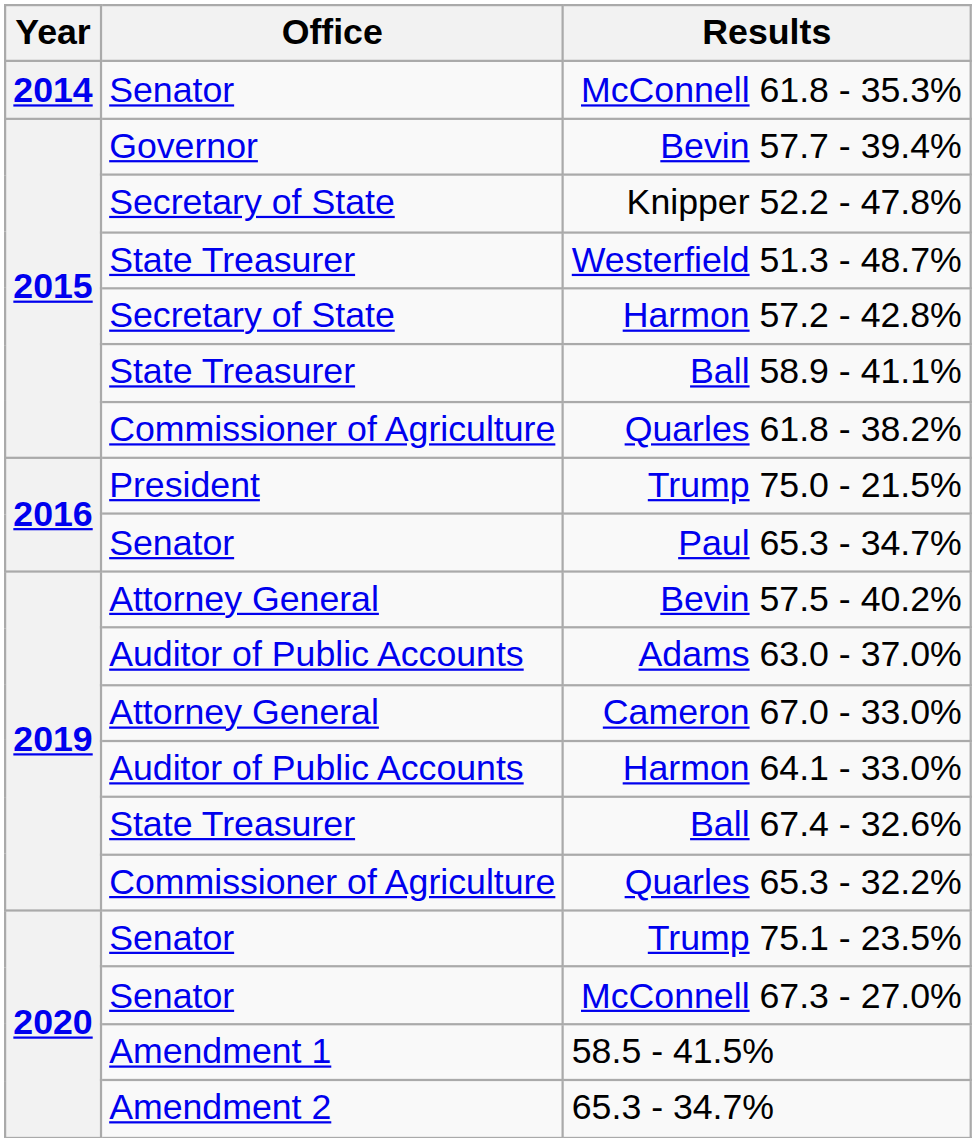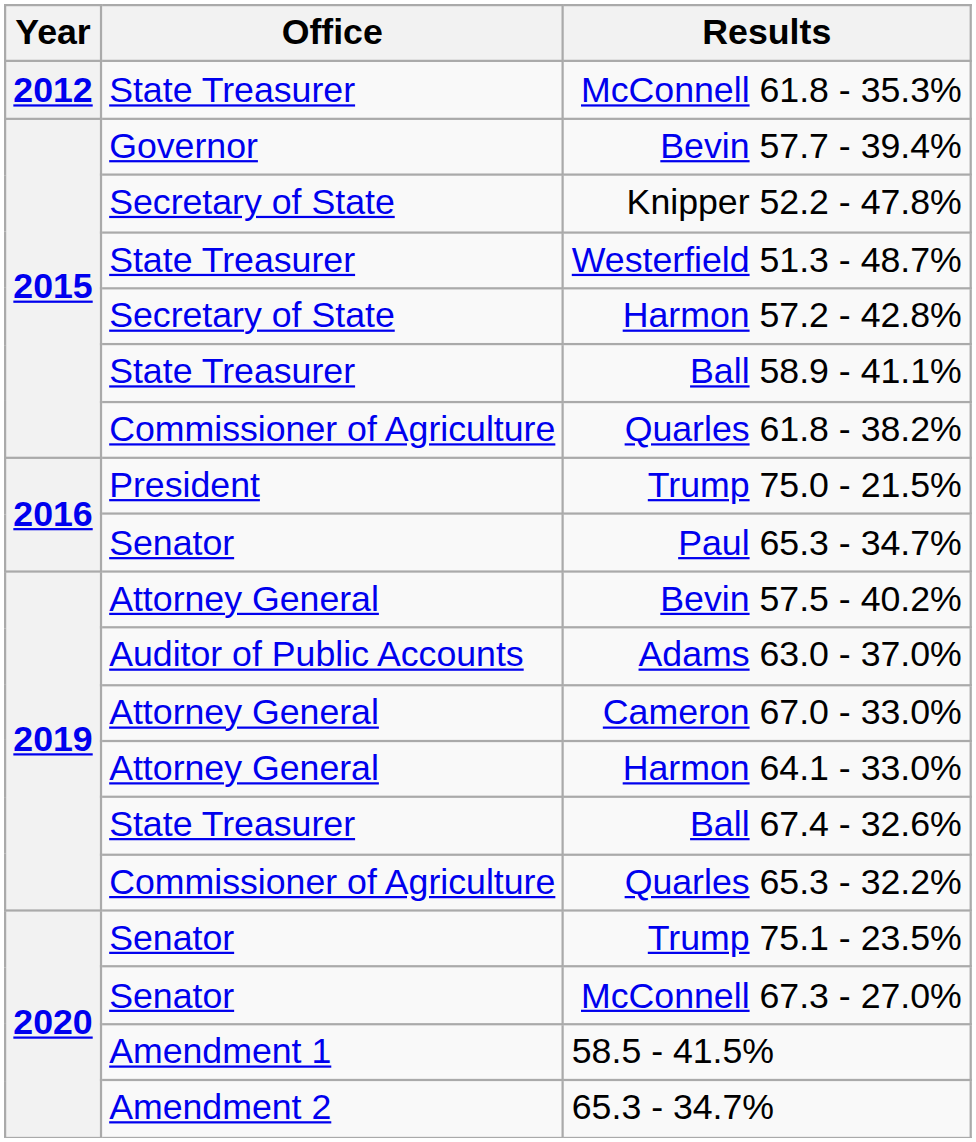(53, 89) 2014 -> (53, 89) 2012
(172, 89) Senator -> (232, 89) State Treasurer
(316, 768) Auditor of Public Accounts -> (244, 768) Attorney General
